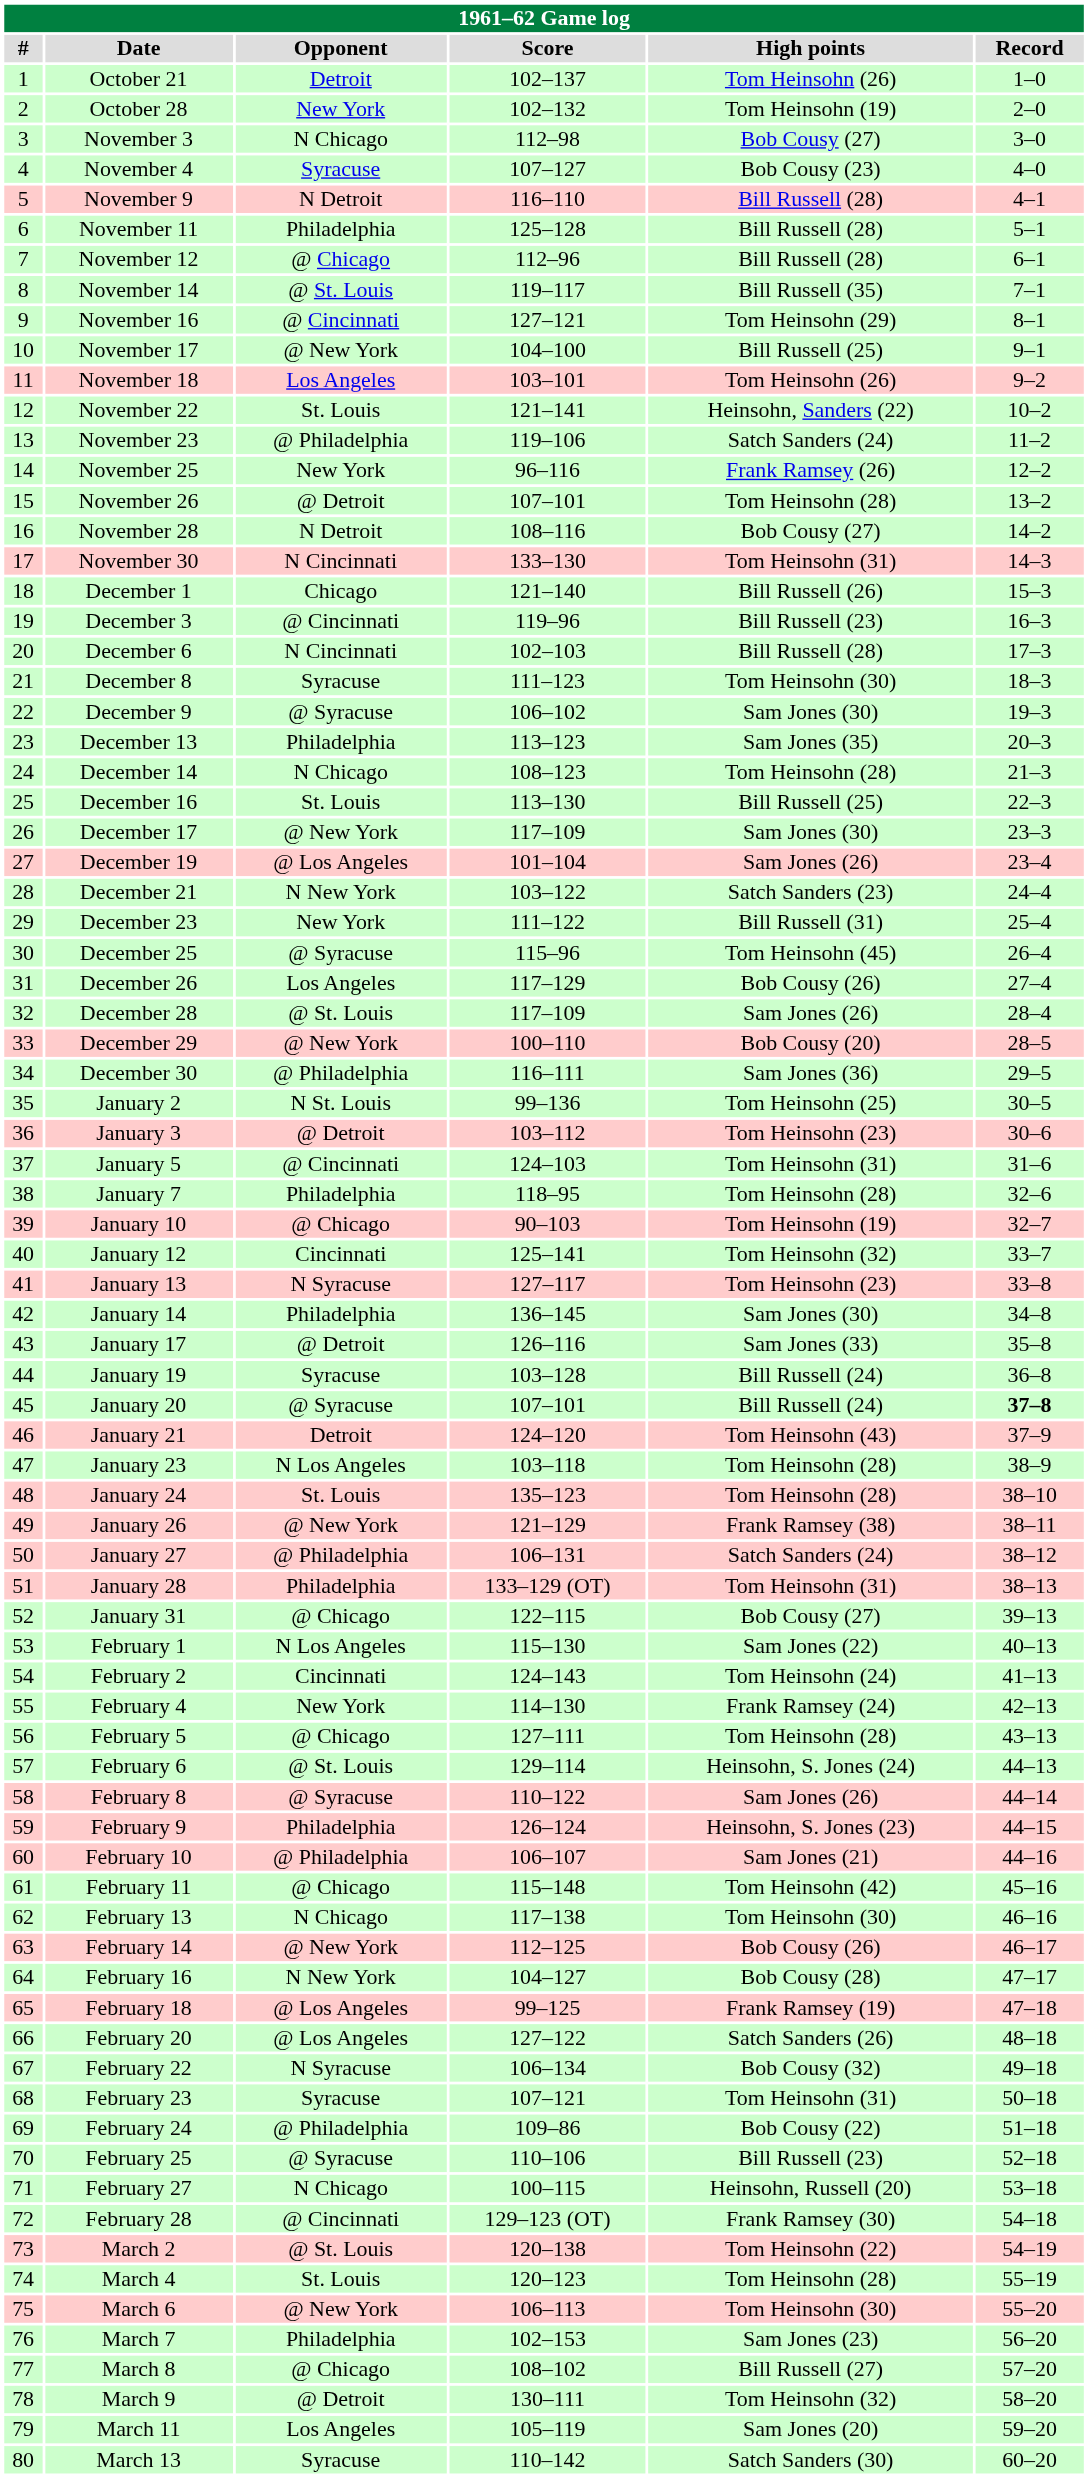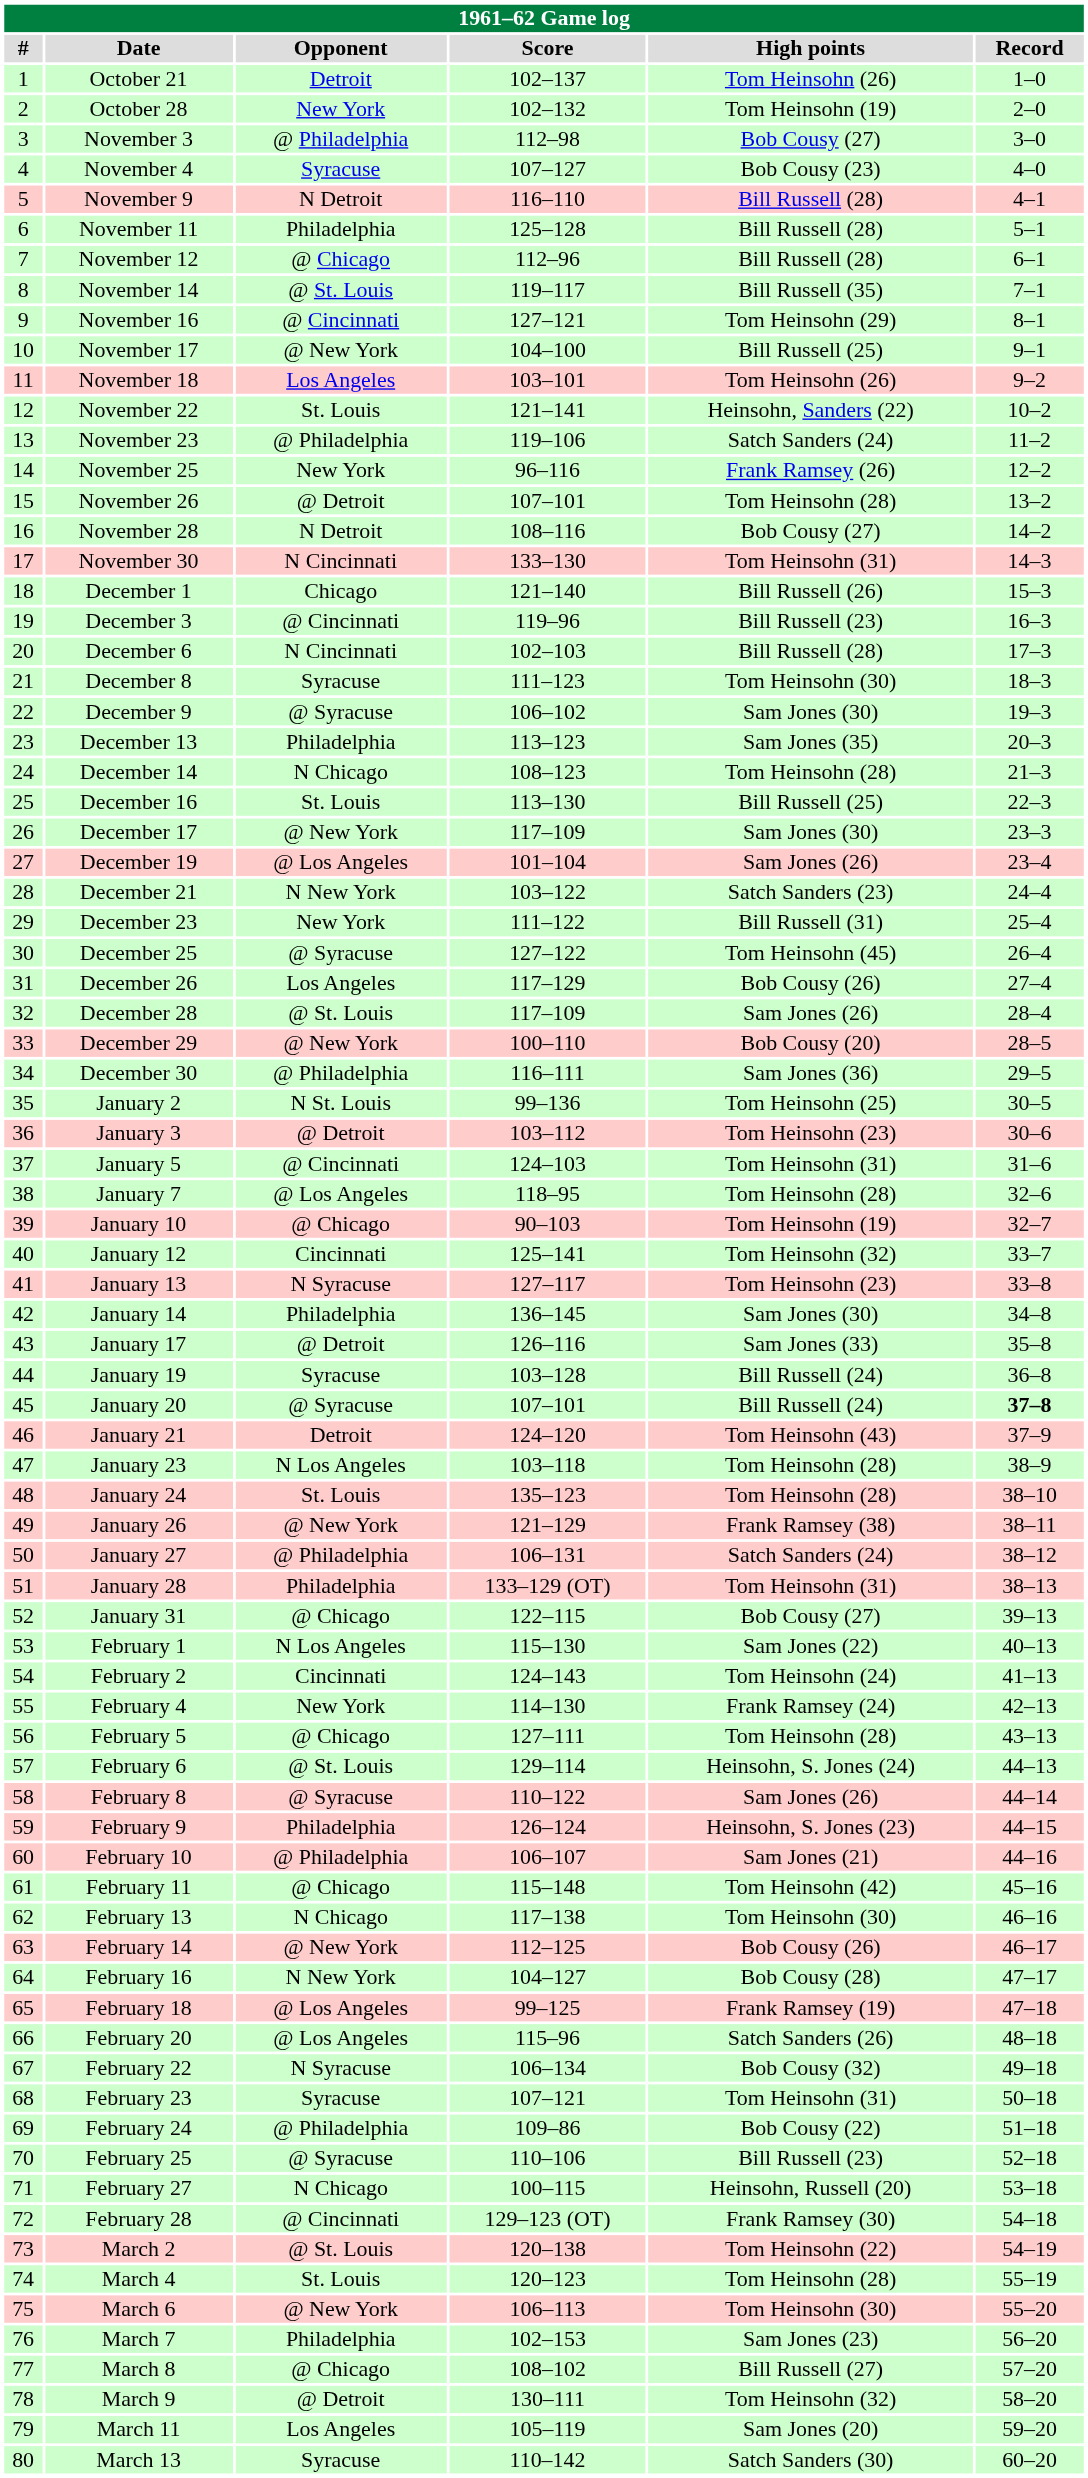(341, 138) N Chicago -> (341, 138) @ Philadelphia
(548, 952) 115–96 -> (548, 952) 127–122
(341, 1193) Philadelphia -> (341, 1193) @ Los Angeles
(548, 2037) 127–122 -> (548, 2037) 115–96
